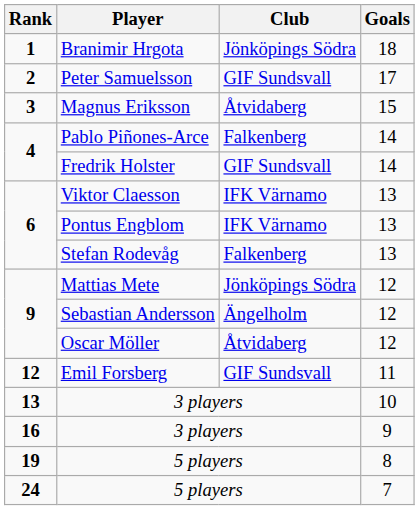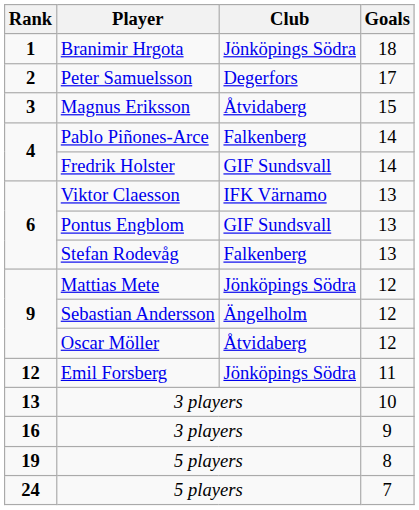(277, 78) GIF Sundsvall -> (261, 78) Degerfors
(275, 225) IFK Värnamo -> (277, 225) GIF Sundsvall
(277, 372) GIF Sundsvall -> (290, 372) Jönköpings Södra
